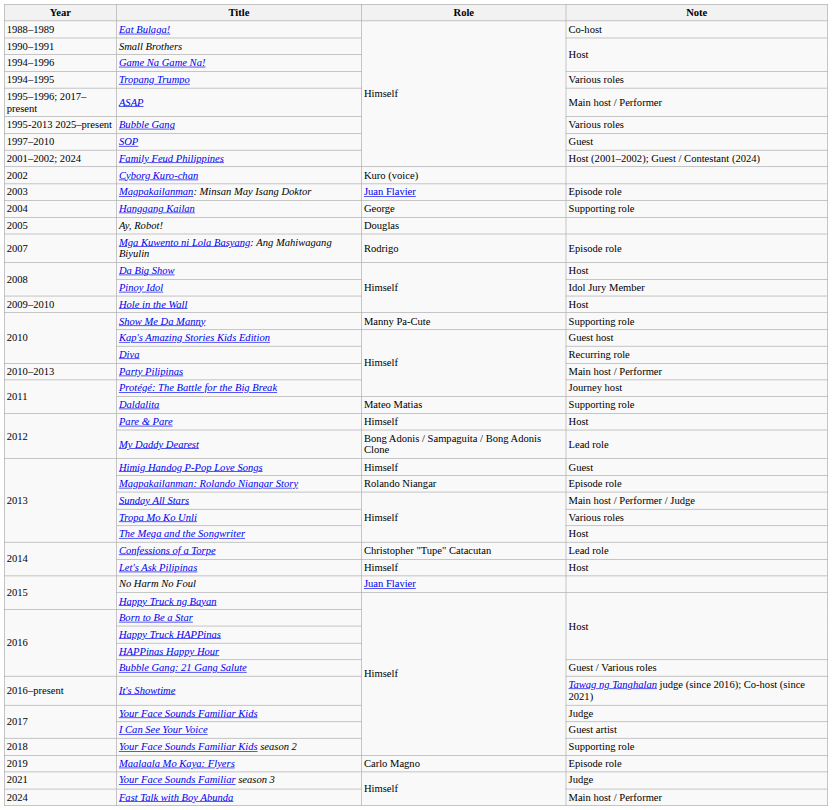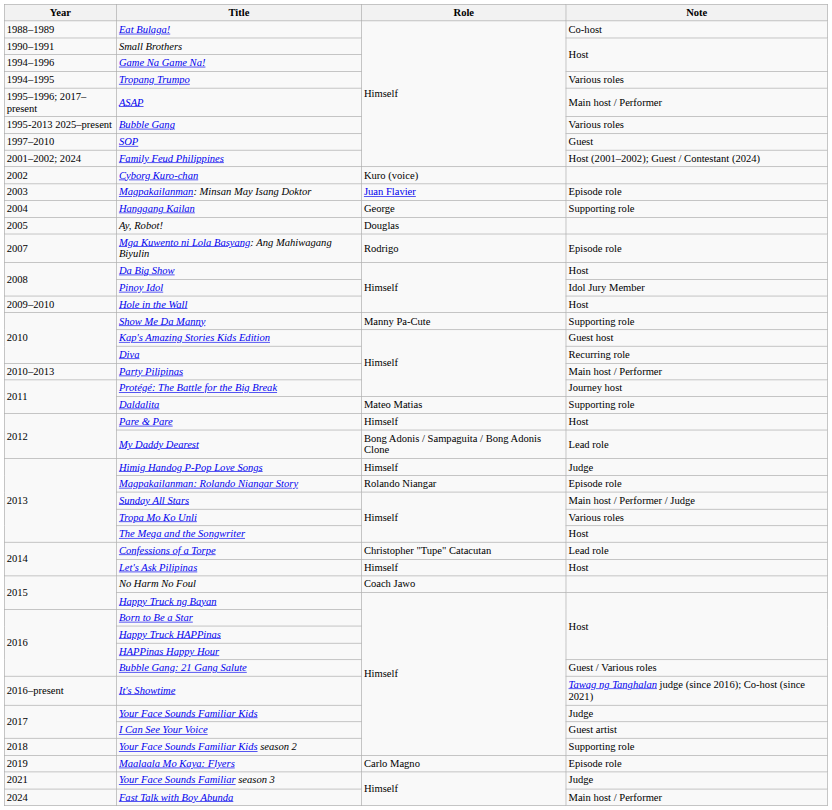(581, 467) Guest -> (581, 467) Judge
(390, 584) Juan Flavier -> (390, 584) Coach Jawo
